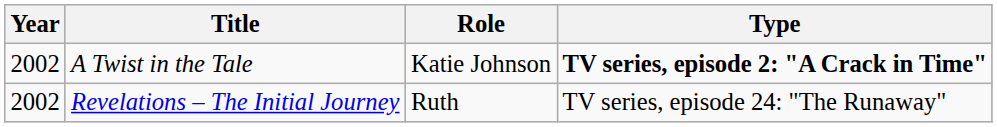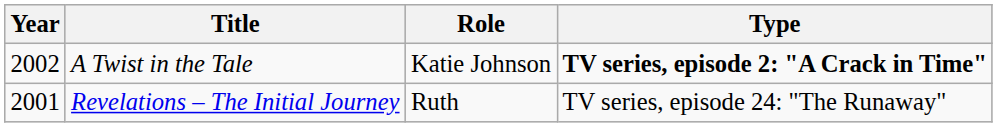(35, 102) 2002 -> (35, 102) 2001
